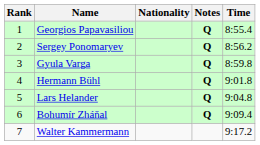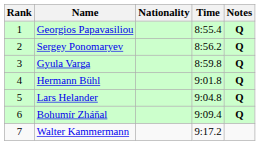columns swapped: (239, 13) <-> (207, 13)
